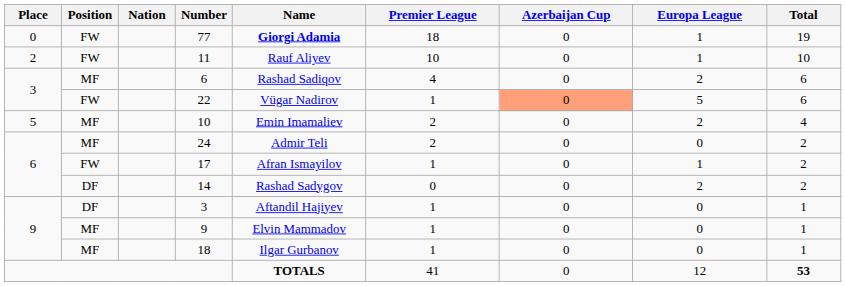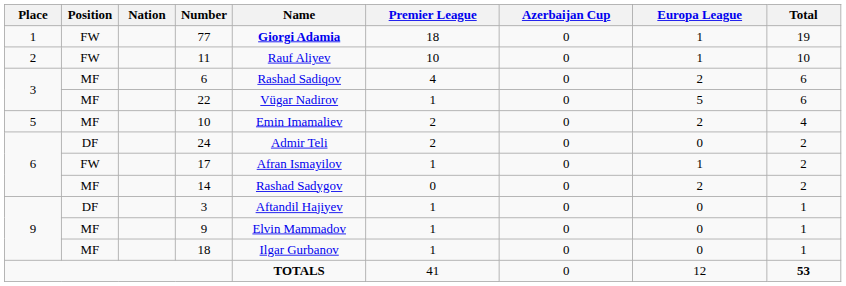(33, 36) 0 -> (33, 36) 1
(90, 100) FW -> (90, 100) MF
(566, 100) lightsalmon background -> (566, 100) no background
(90, 143) MF -> (90, 143) DF
(90, 185) DF -> (90, 185) MF
